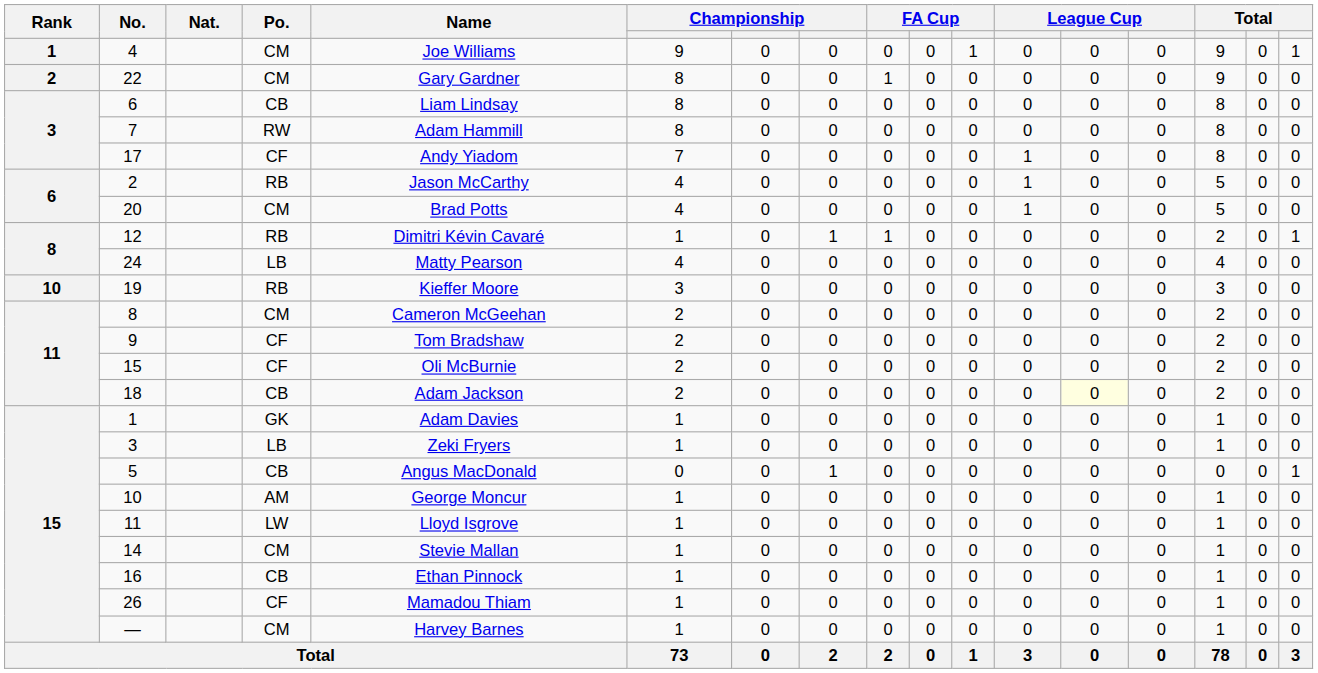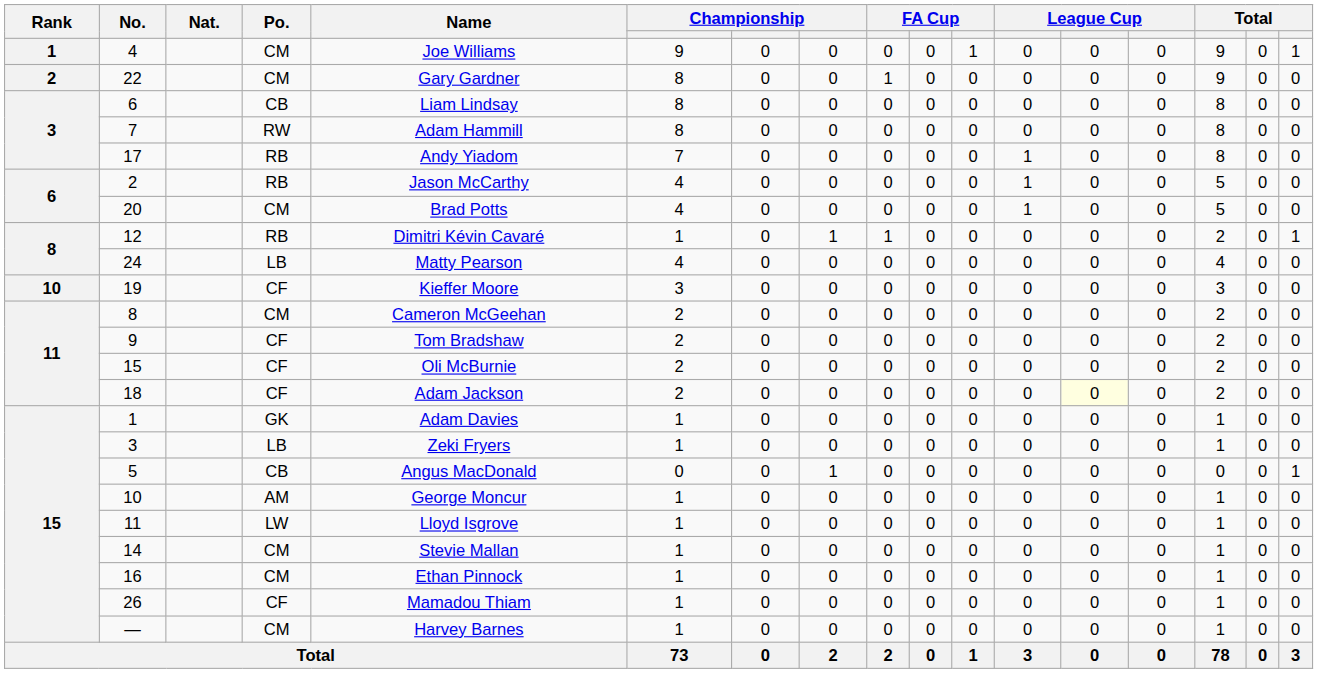(277, 157) CF -> (277, 157) RB
(277, 288) RB -> (277, 288) CF
(277, 393) CB -> (277, 393) CF
(277, 576) CB -> (277, 576) CM
